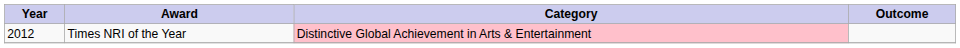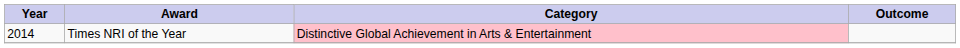(21, 33) 2012 -> (21, 33) 2014
